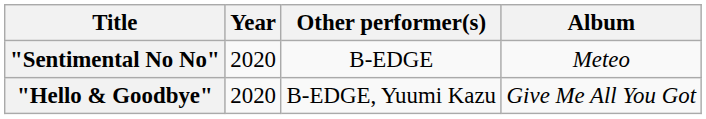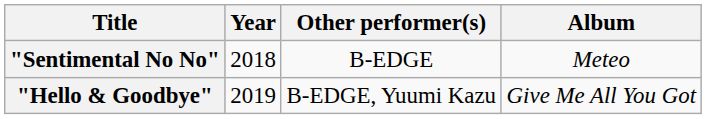(253, 58) 2020 -> (253, 58) 2018
(253, 95) 2020 -> (253, 95) 2019
